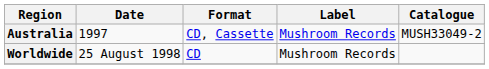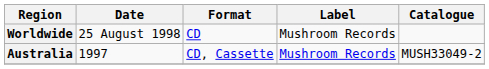rows swapped: (40, 34) <-> (40, 54)
